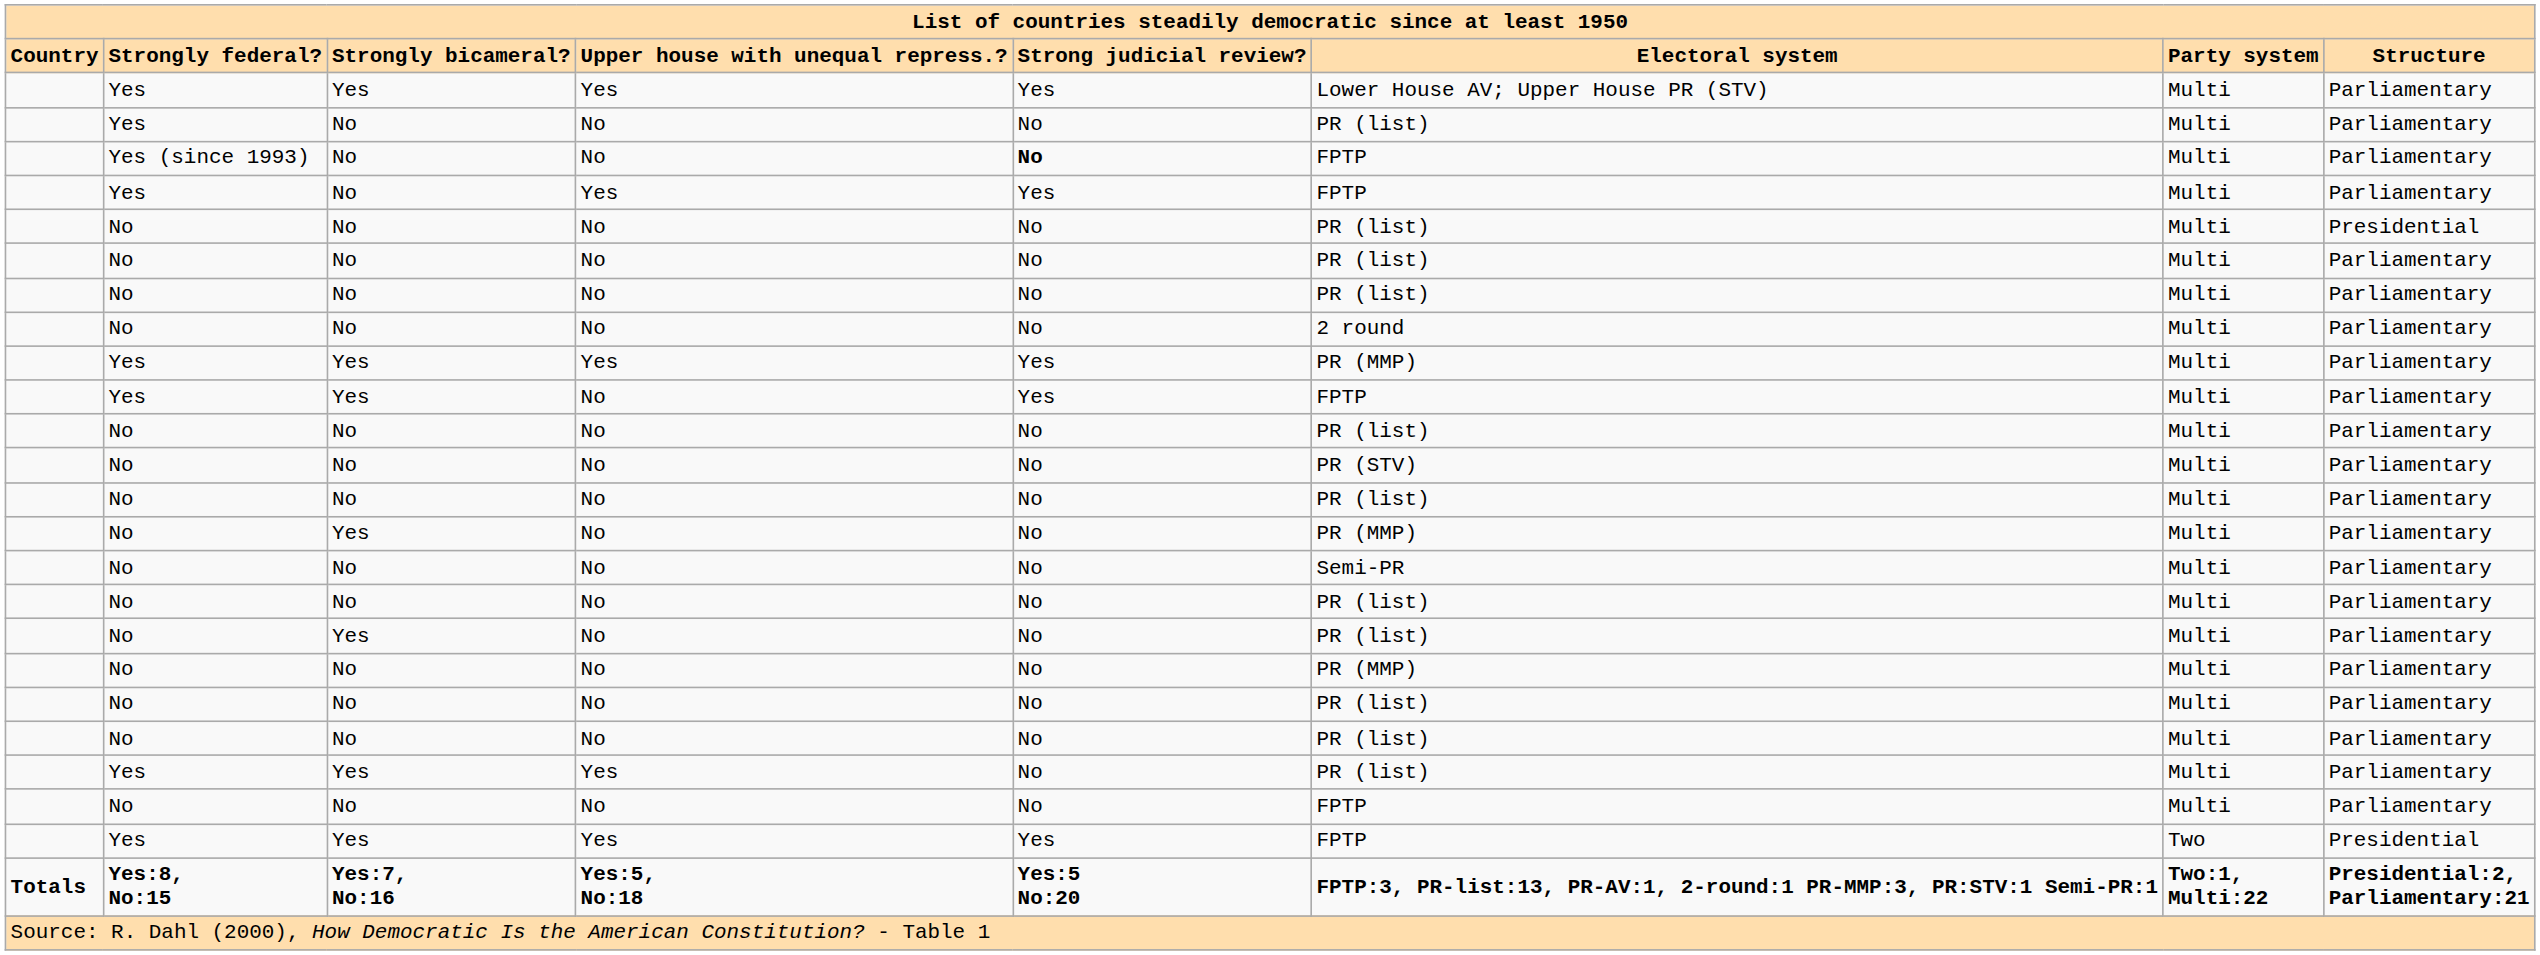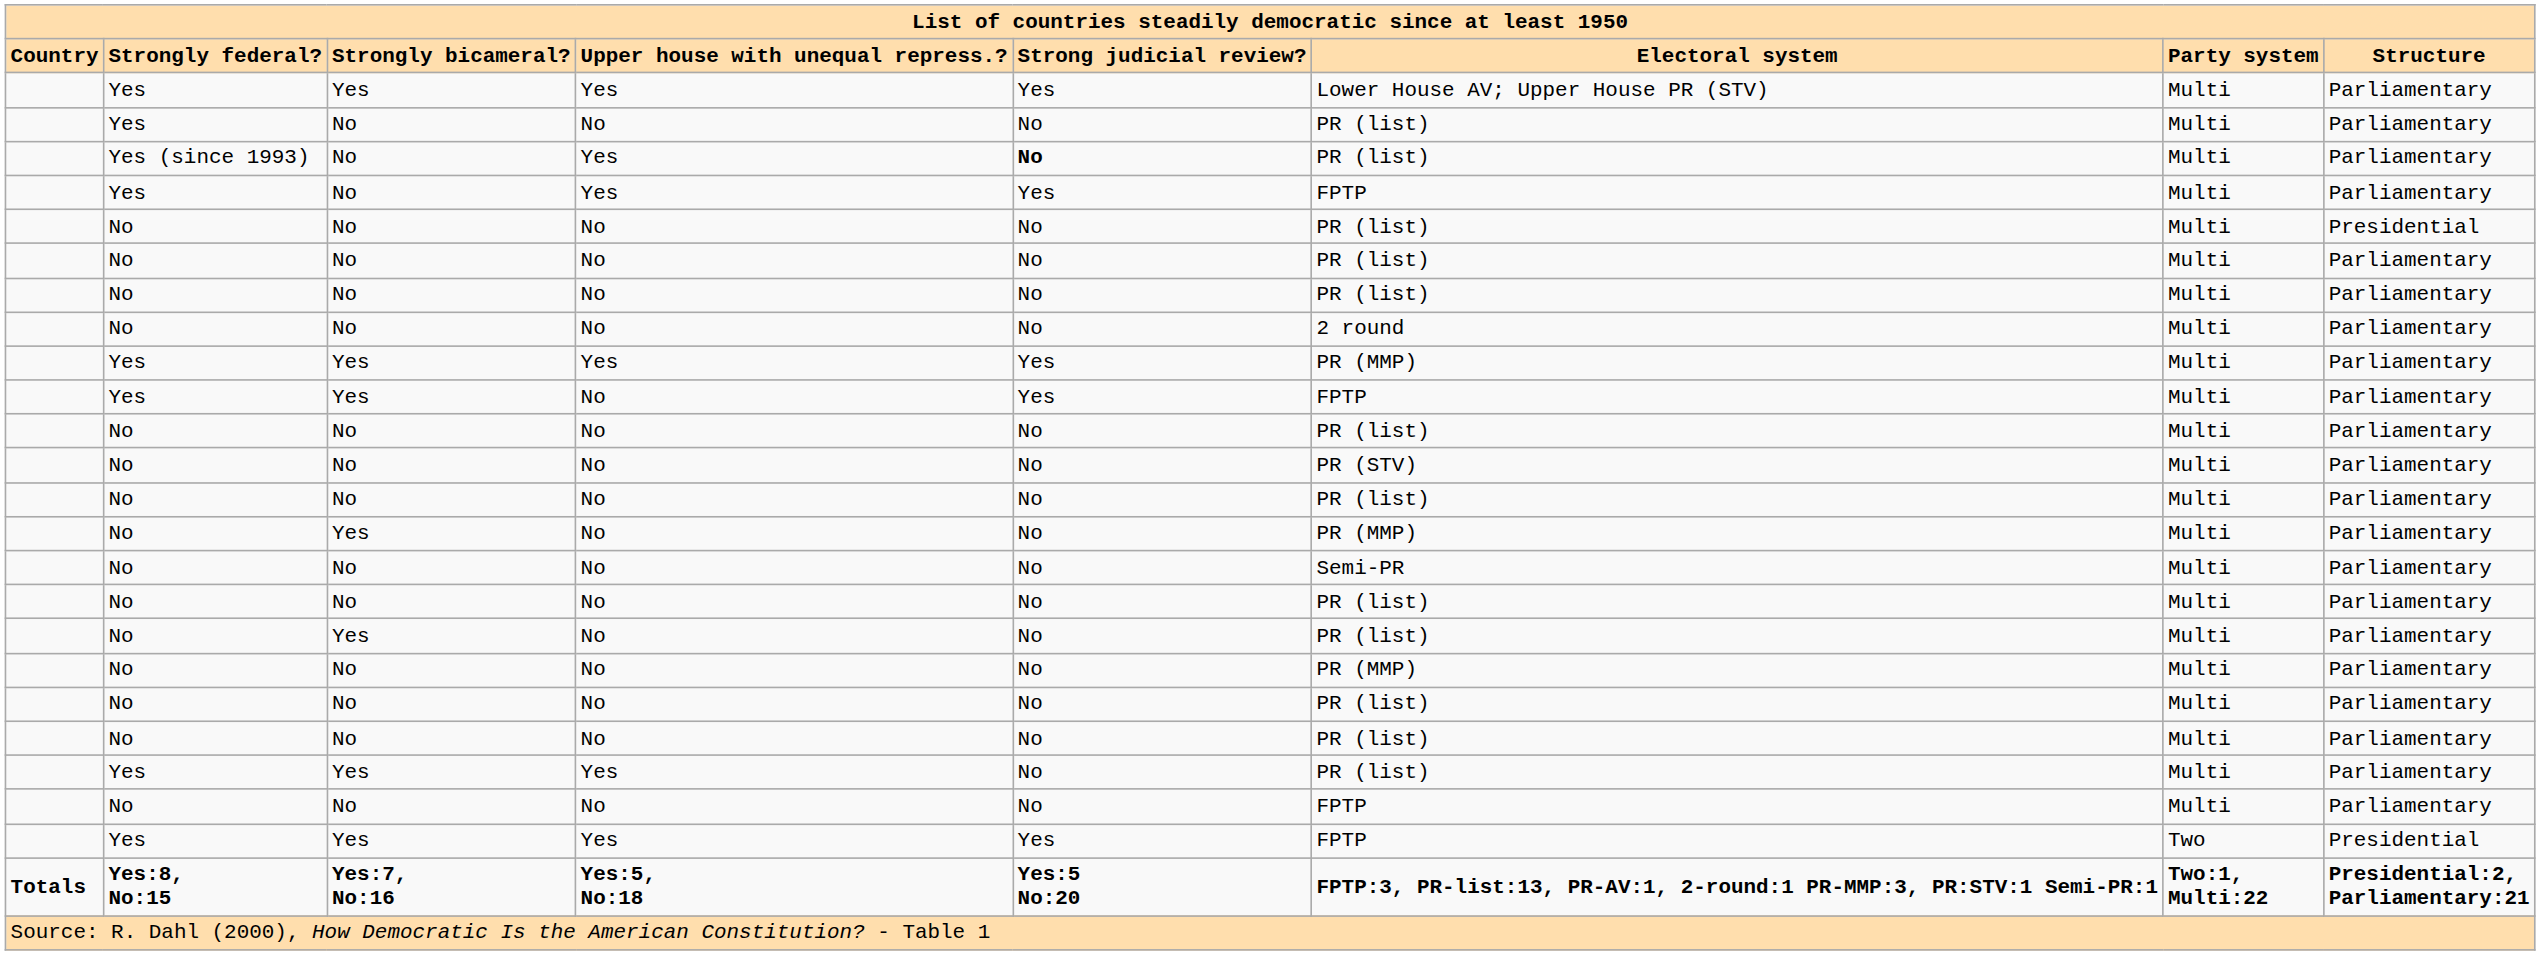(593, 158) No -> (599, 158) Yes
(1342, 158) FPTP -> (1373, 158) PR (list)
